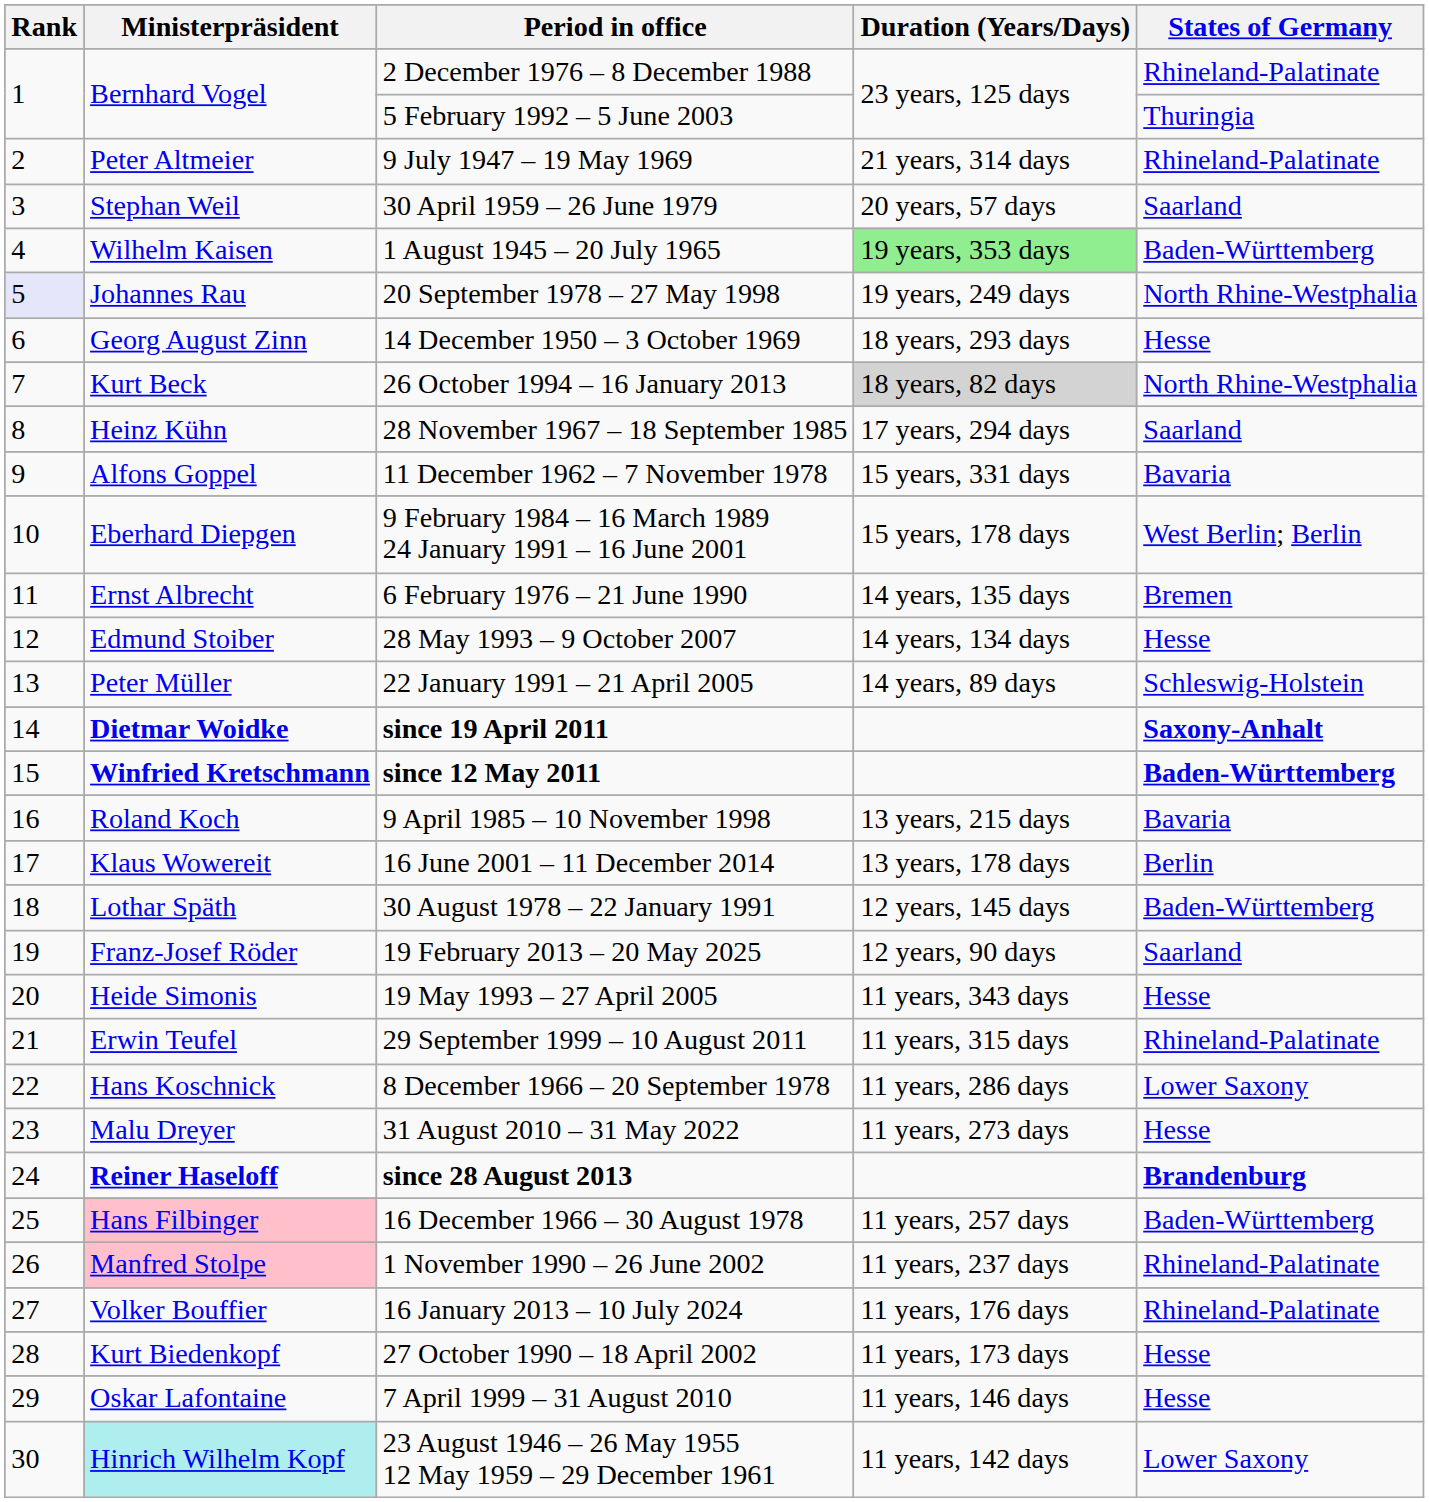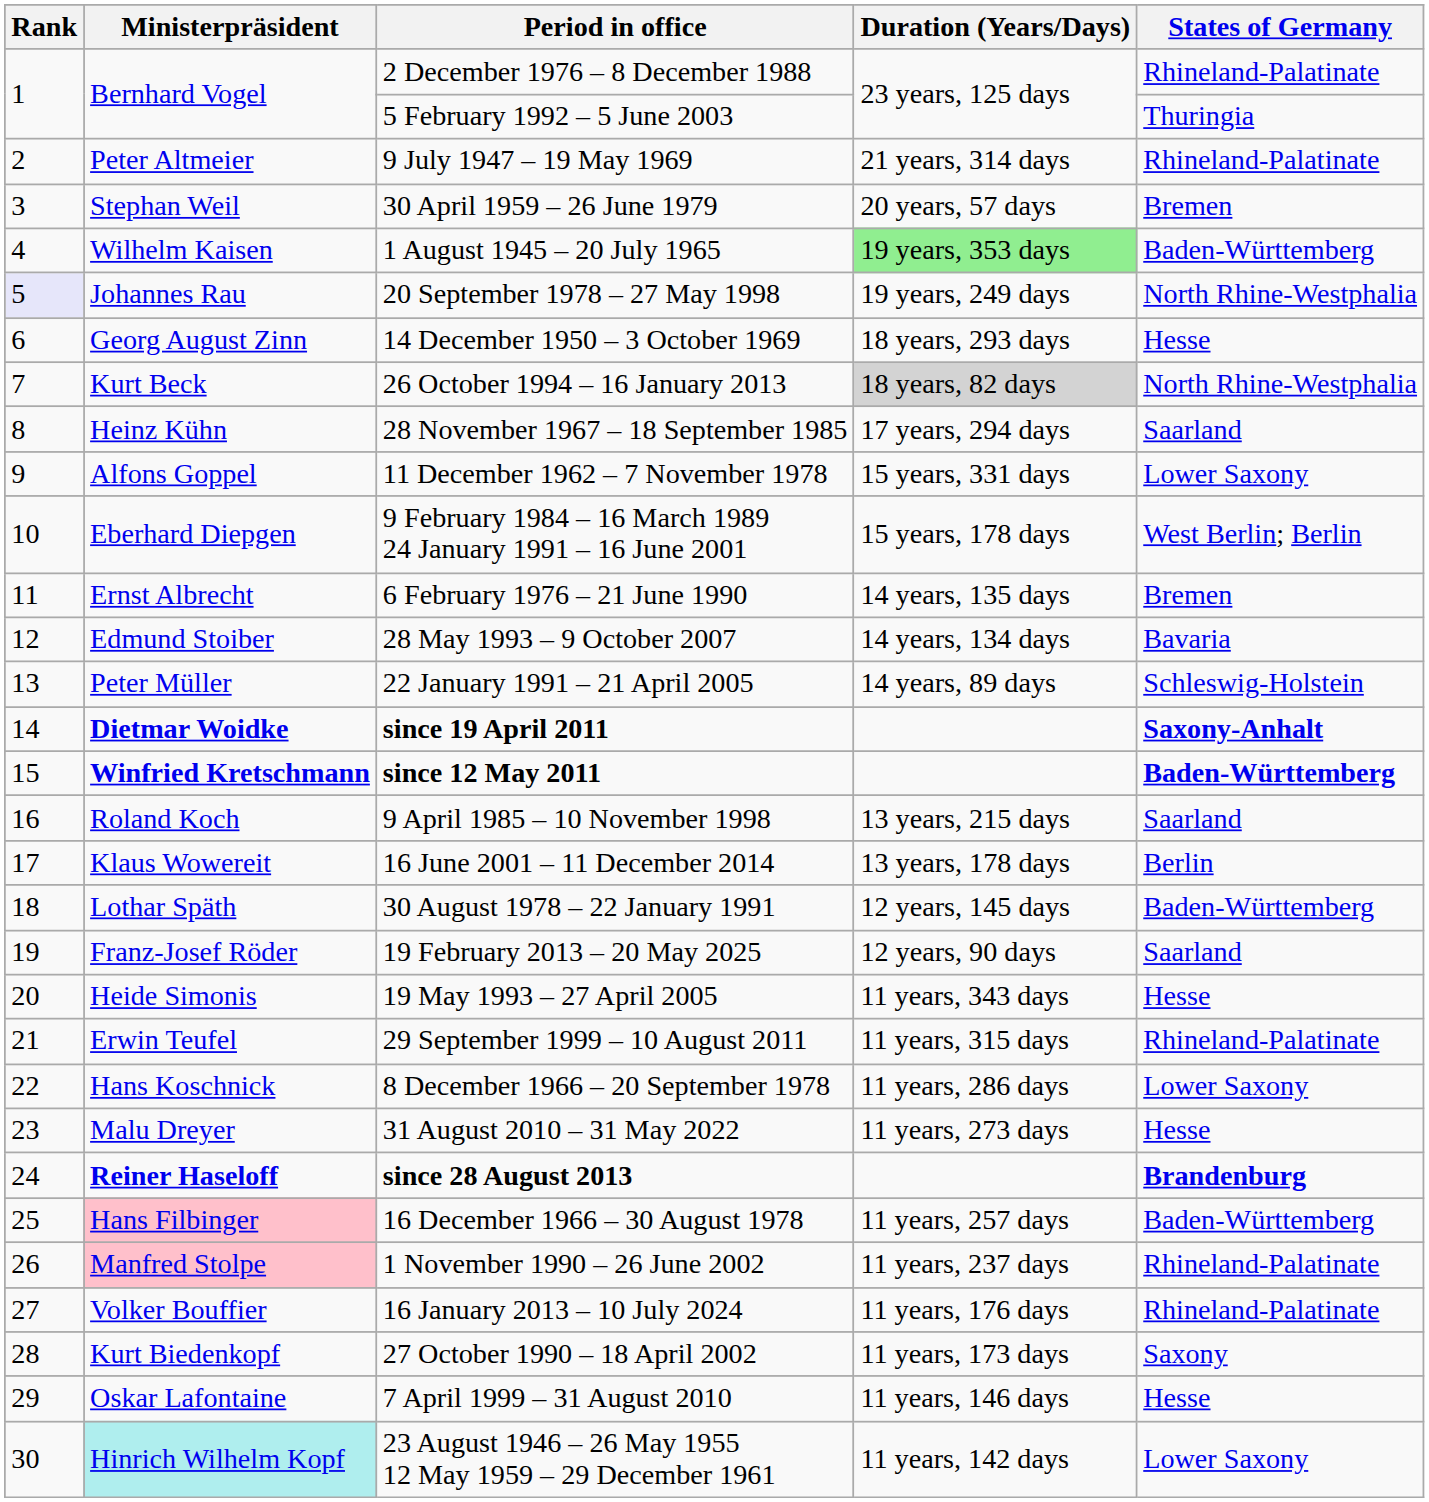(1193, 205) Saarland -> (1188, 205) Bremen
(1187, 473) Bavaria -> (1226, 473) Lower Saxony
(1177, 639) Hesse -> (1187, 639) Bavaria
(1187, 817) Bavaria -> (1193, 817) Saarland
(1177, 1353) Hesse -> (1185, 1353) Saxony
